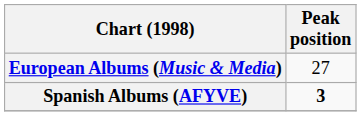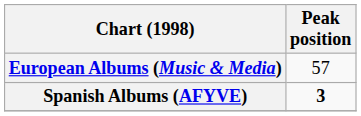(321, 67) 27 -> (321, 67) 57
